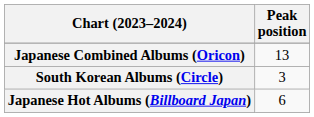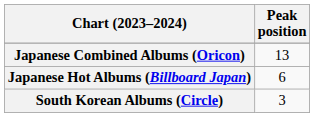rows swapped: (129, 100) <-> (129, 77)
